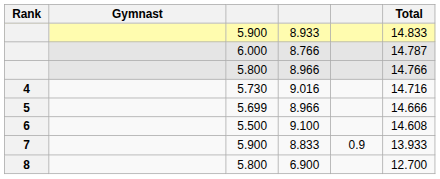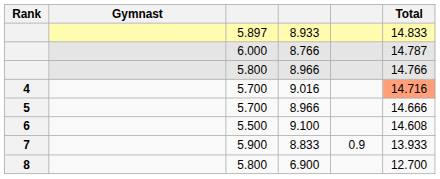(252, 33) 5.900 -> (252, 33) 5.897
(252, 89) 5.730 -> (252, 89) 5.700
(409, 89) no background -> (409, 89) lightsalmon background
(252, 108) 5.699 -> (252, 108) 5.700
